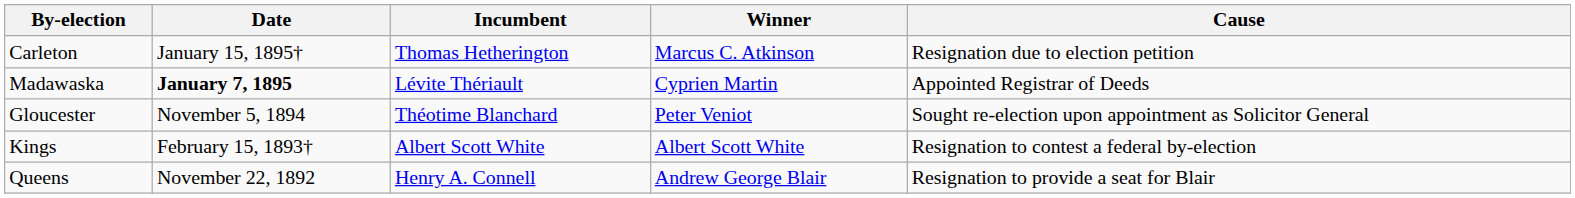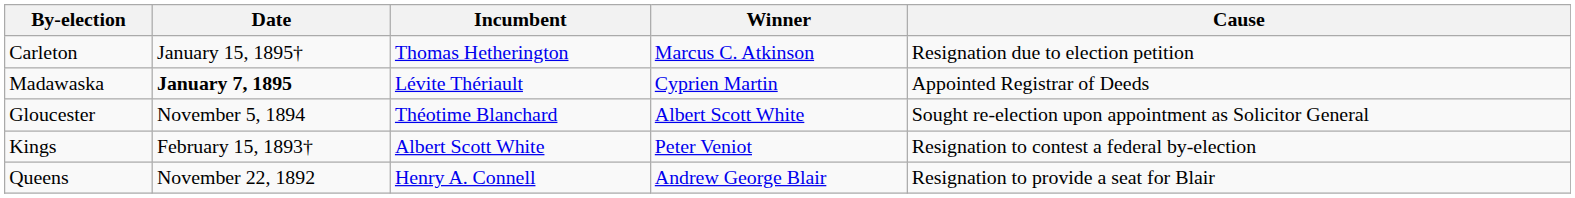(703, 114) Peter Veniot -> (730, 114) Albert Scott White
(730, 146) Albert Scott White -> (703, 146) Peter Veniot
